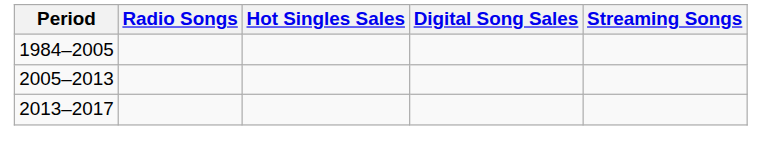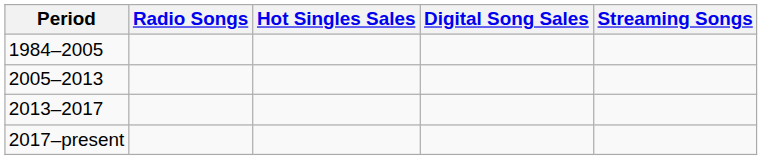+ row: (66, 139)
